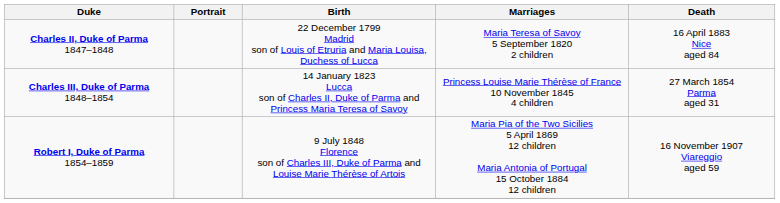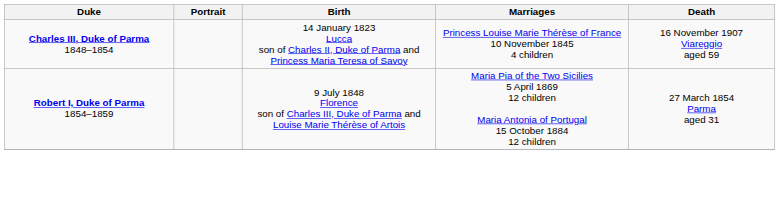- row: (89, 44)
(702, 92) 27 March 1854 Parma aged 31 -> (702, 44) 16 November 1907 Viareggio aged 59
(702, 157) 16 November 1907 Viareggio aged 59 -> (702, 109) 27 March 1854 Parma aged 31
